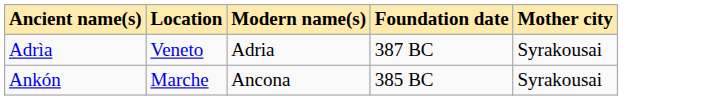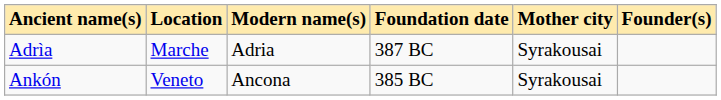+ column: (667, 19)
(177, 49) Veneto -> (180, 49) Marche
(180, 79) Marche -> (177, 79) Veneto
